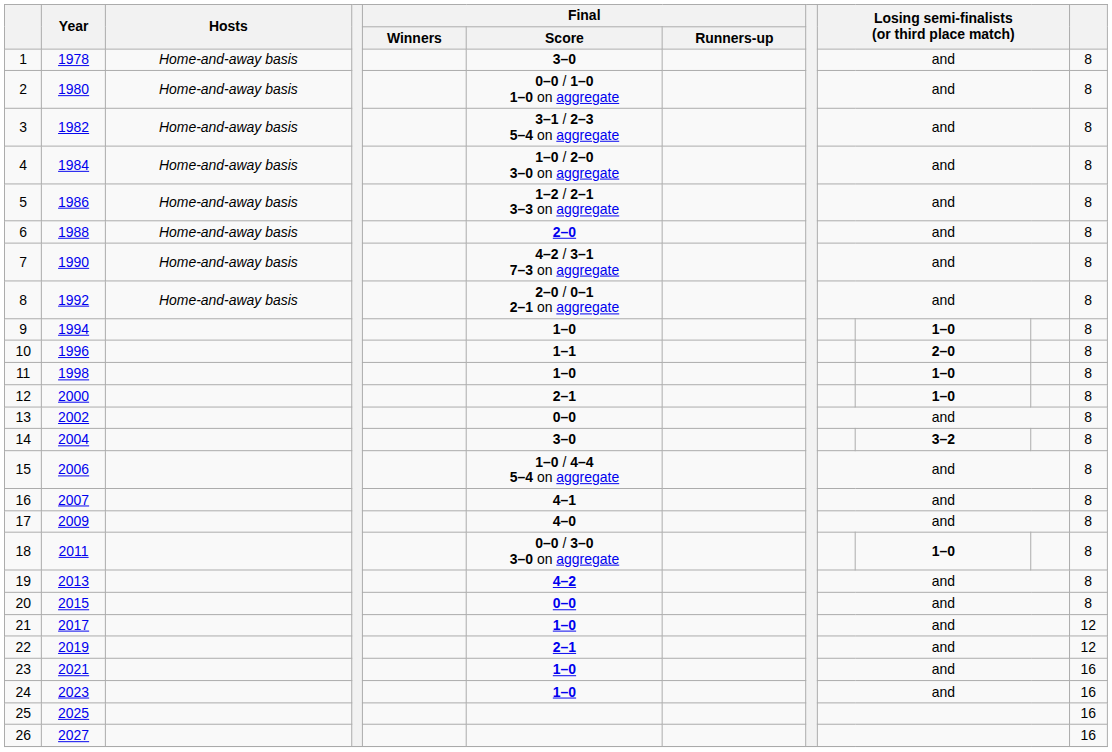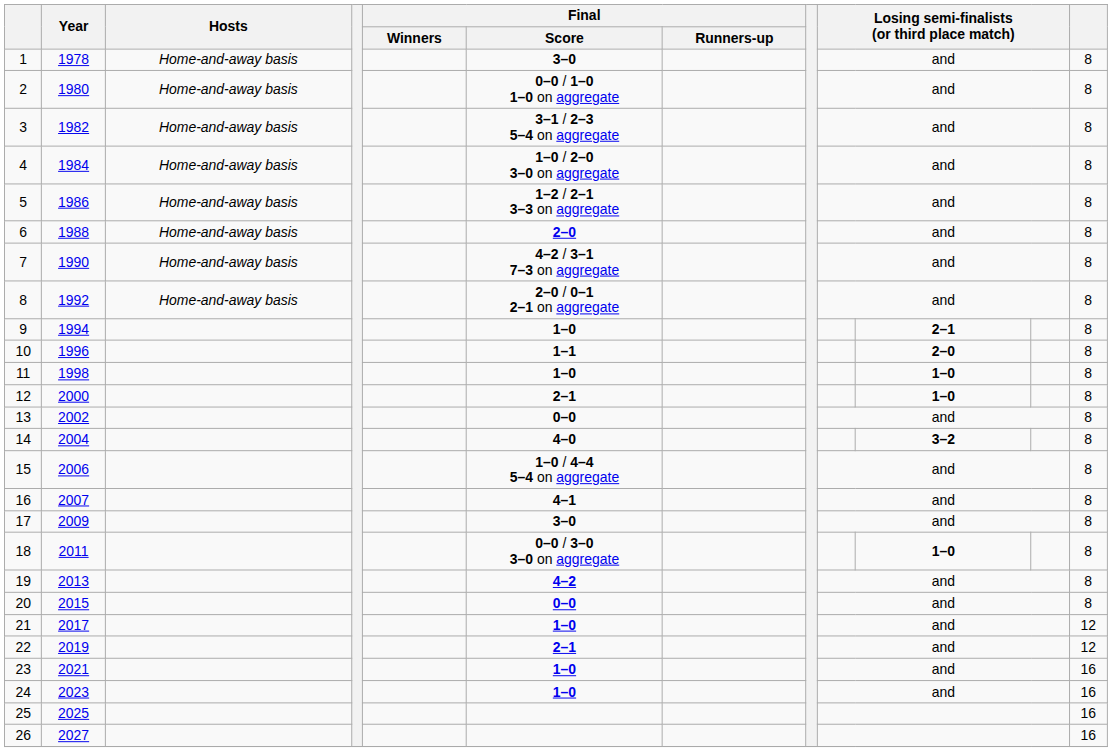(943, 330) 1–0 -> (943, 330) 2–1
(564, 440) 3–0 -> (564, 440) 4–0
(564, 522) 4–0 -> (564, 522) 3–0
